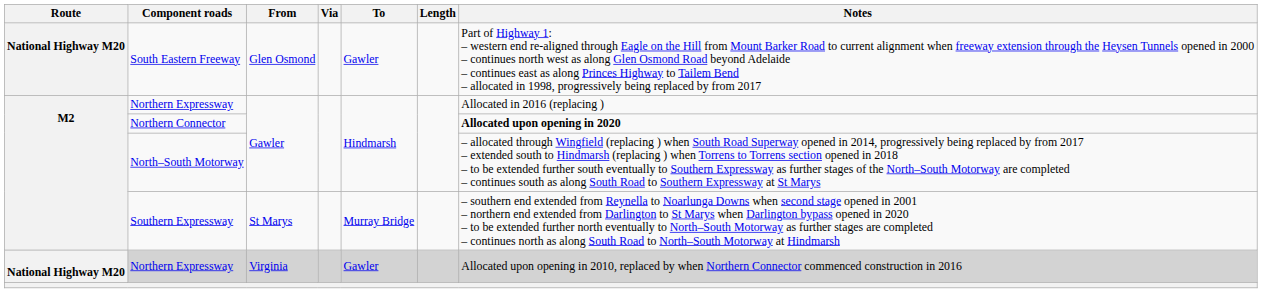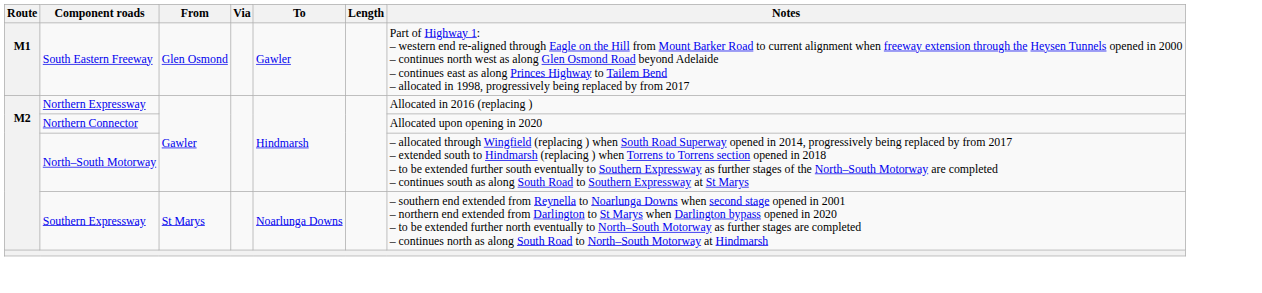(66, 45) National Highway M20 -> (22, 45) M1
(541, 123) bold -> (466, 123) normal
(379, 220) Murray Bridge -> (299, 220) Noarlunga Downs
- row: (182, 266)
